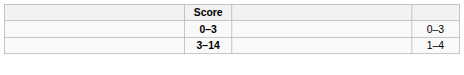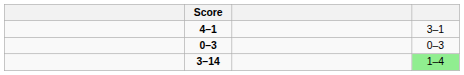+ row: (208, 29)
(435, 45) no background -> (435, 62) lightgreen background
